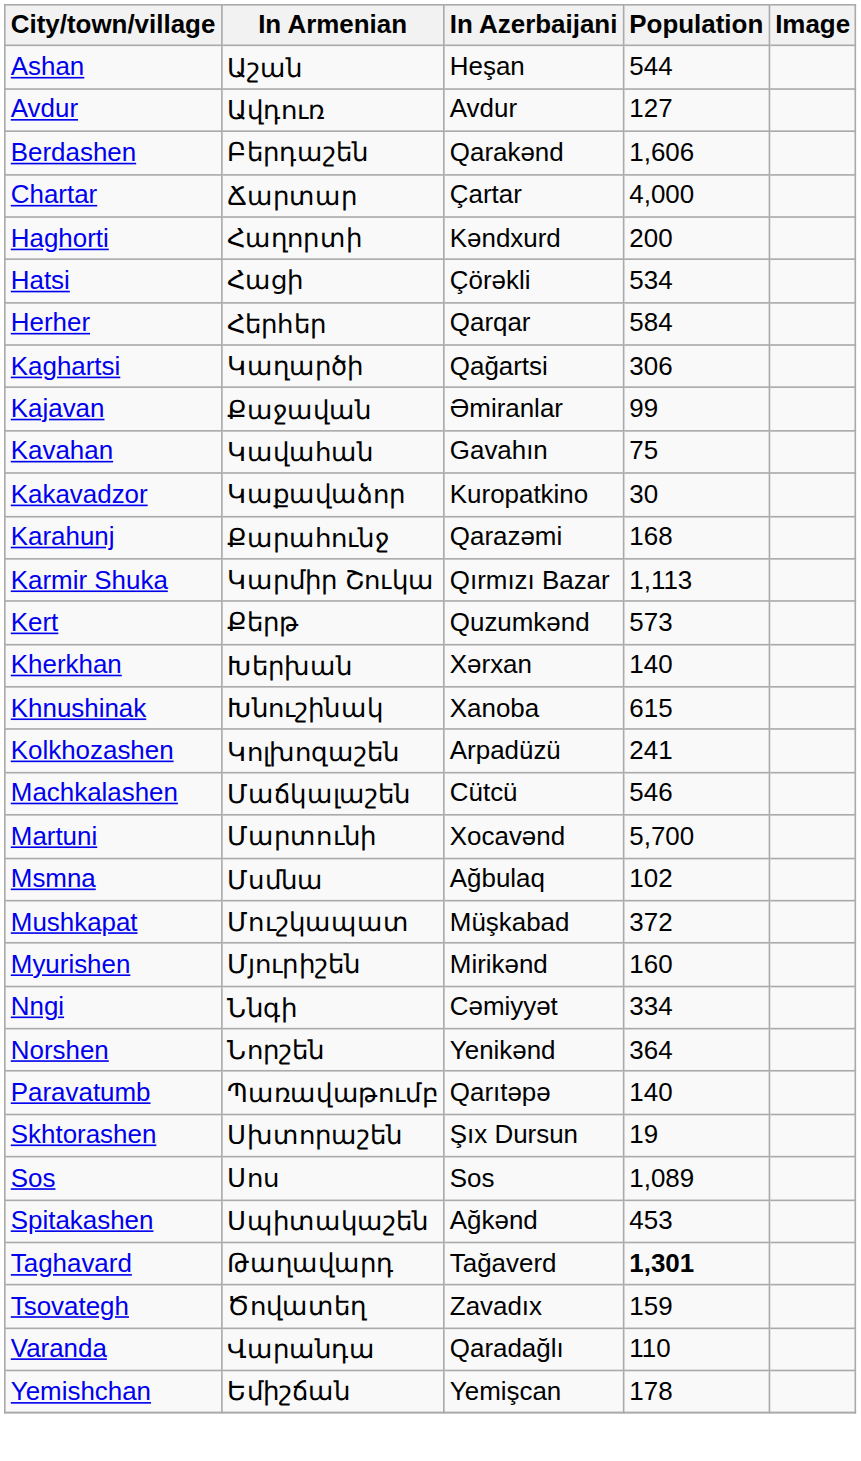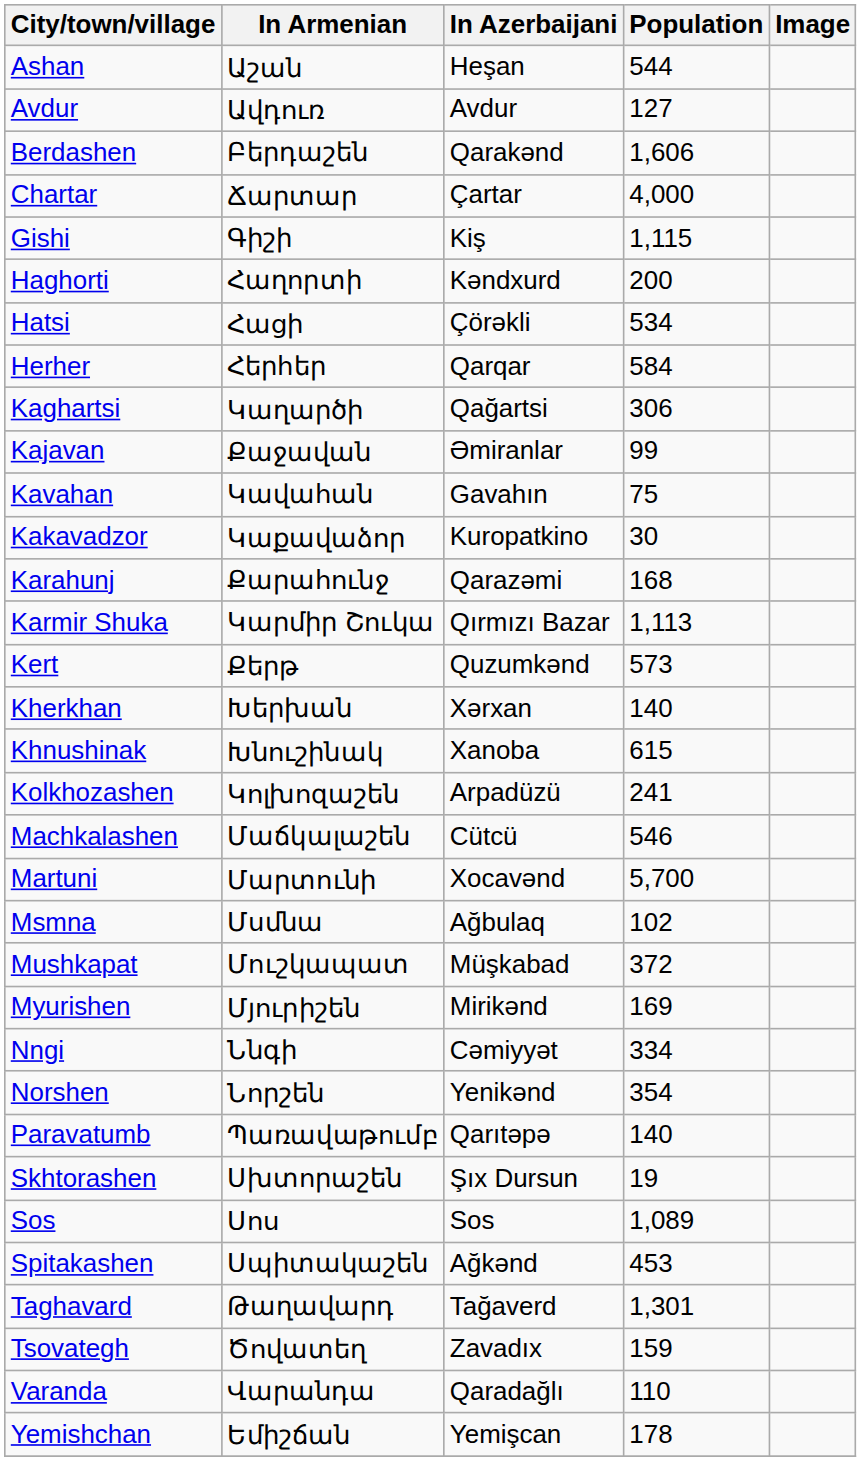+ row: (40, 237)
(651, 964) 160 -> (651, 1006) 169
(651, 1049) 364 -> (651, 1092) 354
(662, 1263) bold -> (662, 1306) normal
